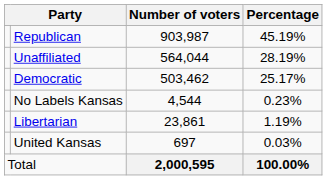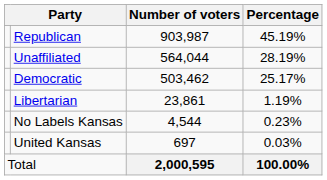rows swapped: (45, 121) <-> (68, 100)
